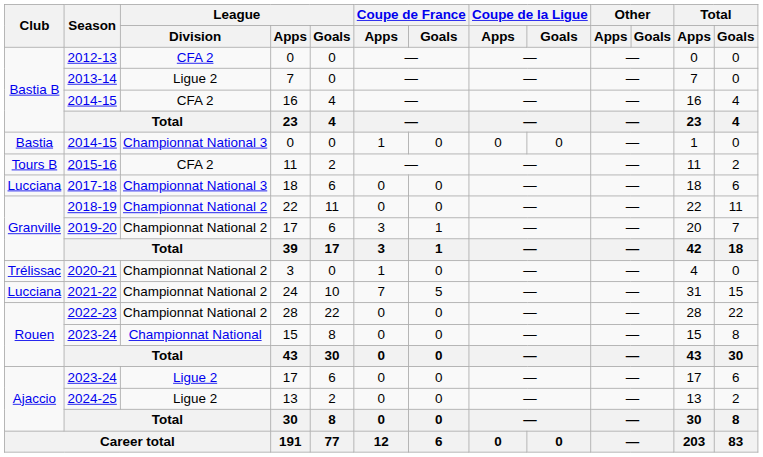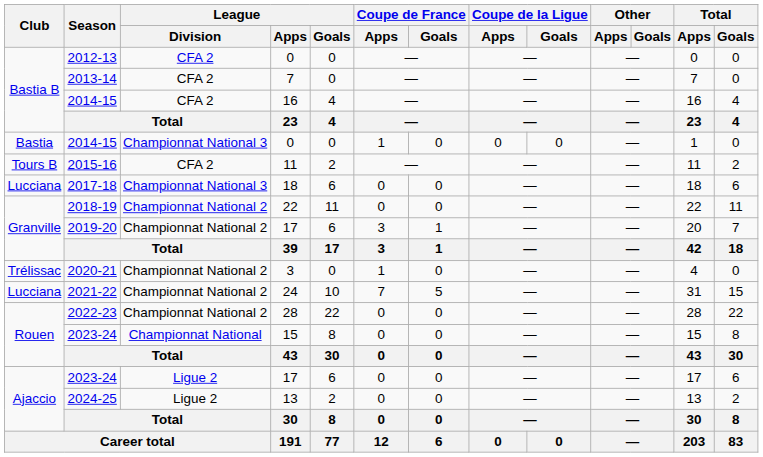(195, 79) Ligue 2 -> (195, 79) CFA 2
